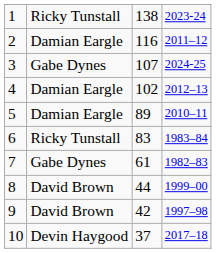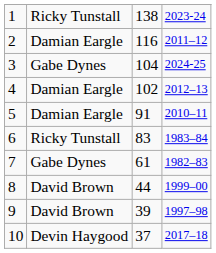(147, 65) 107 -> (147, 65) 104
(143, 114) 89 -> (143, 114) 91
(143, 211) 42 -> (143, 211) 39
